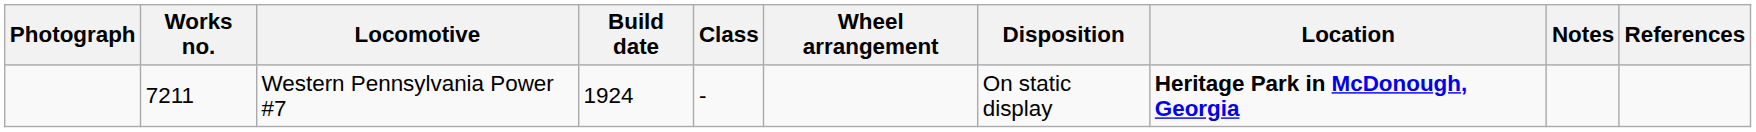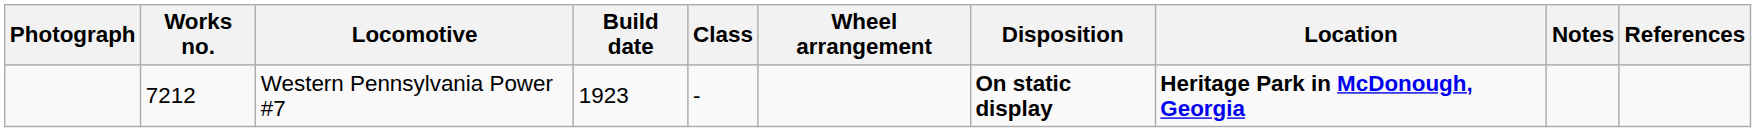(170, 95) 7211 -> (171, 95) 7212
(608, 95) 1924 -> (604, 95) 1923
(1027, 95) normal -> (1023, 95) bold
